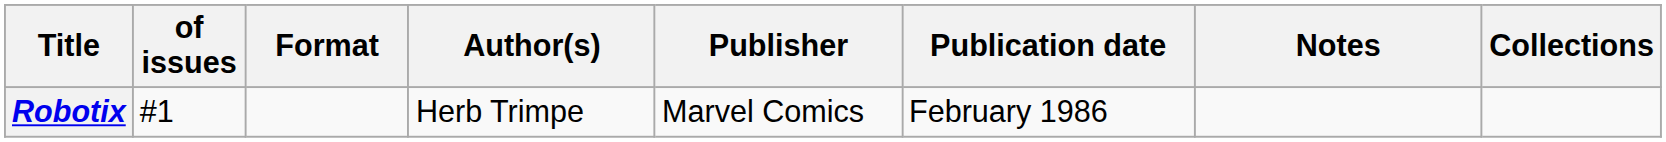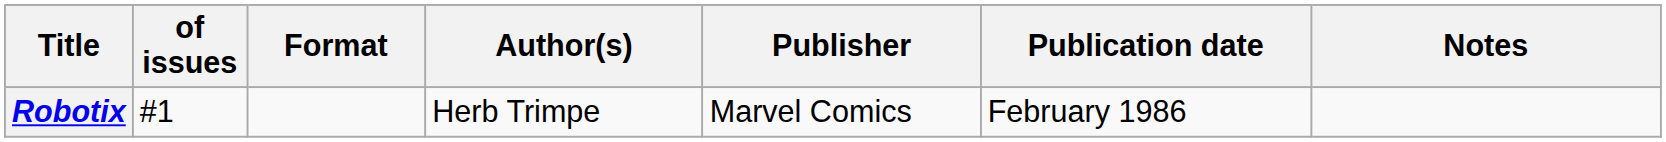- column: (1572, 45)
